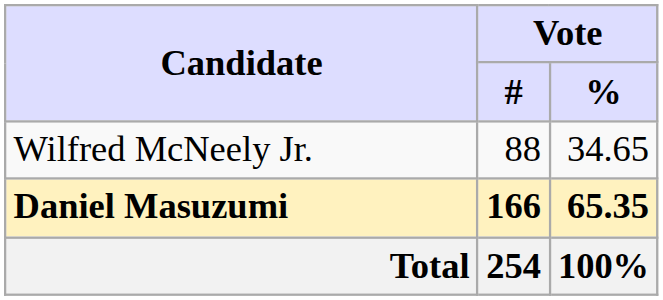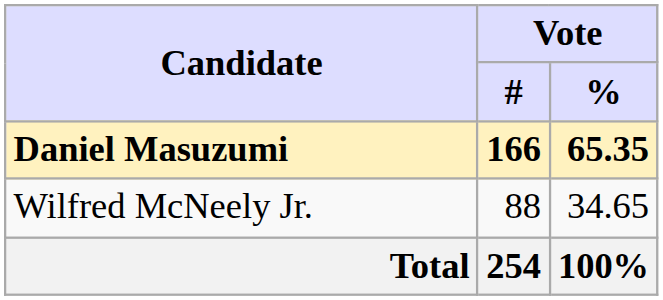rows swapped: (151, 206) <-> (163, 149)
